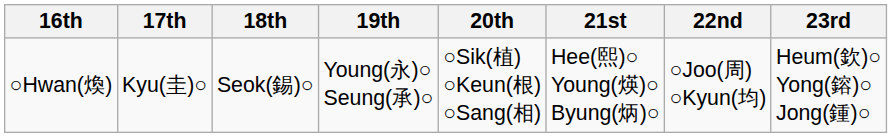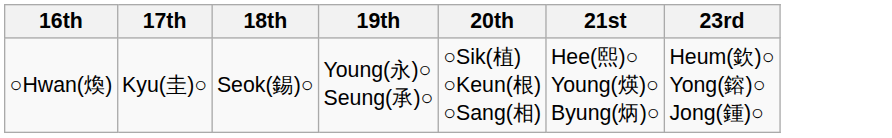- column: (718, 21)
